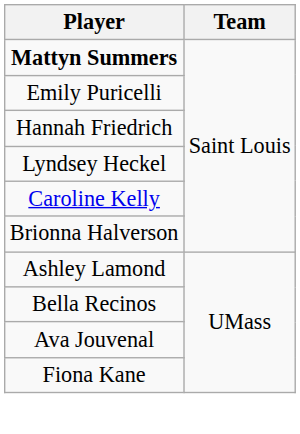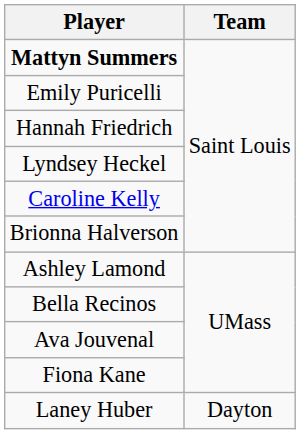+ row: (94, 410)
